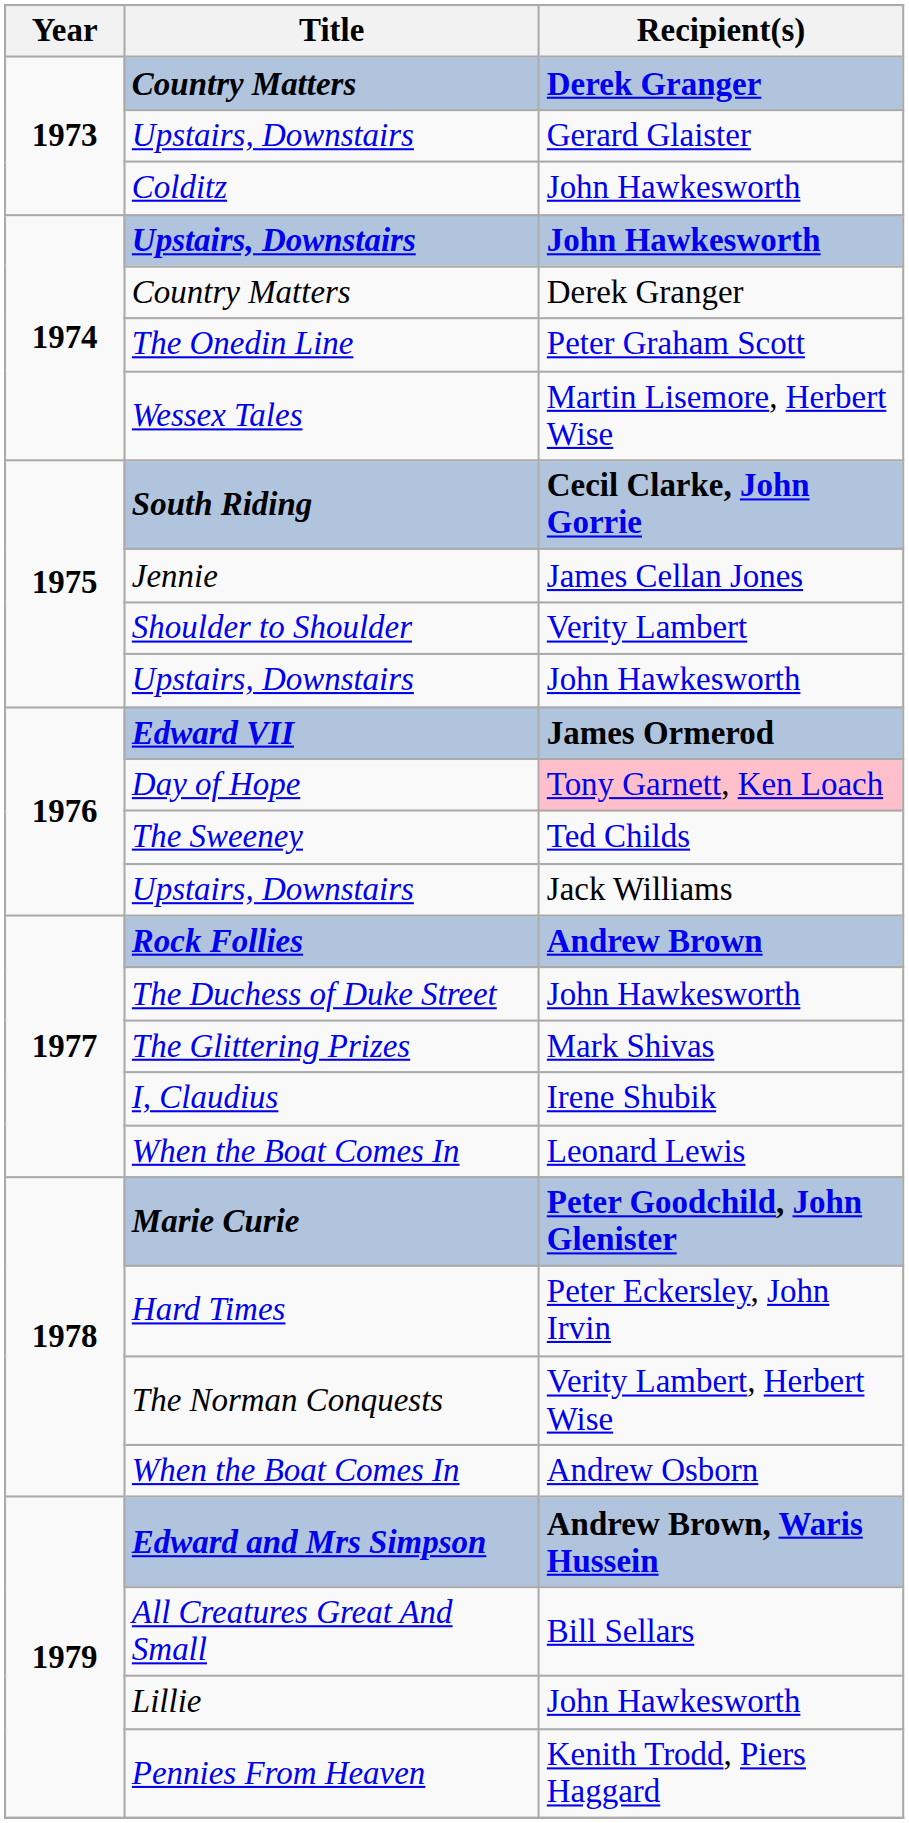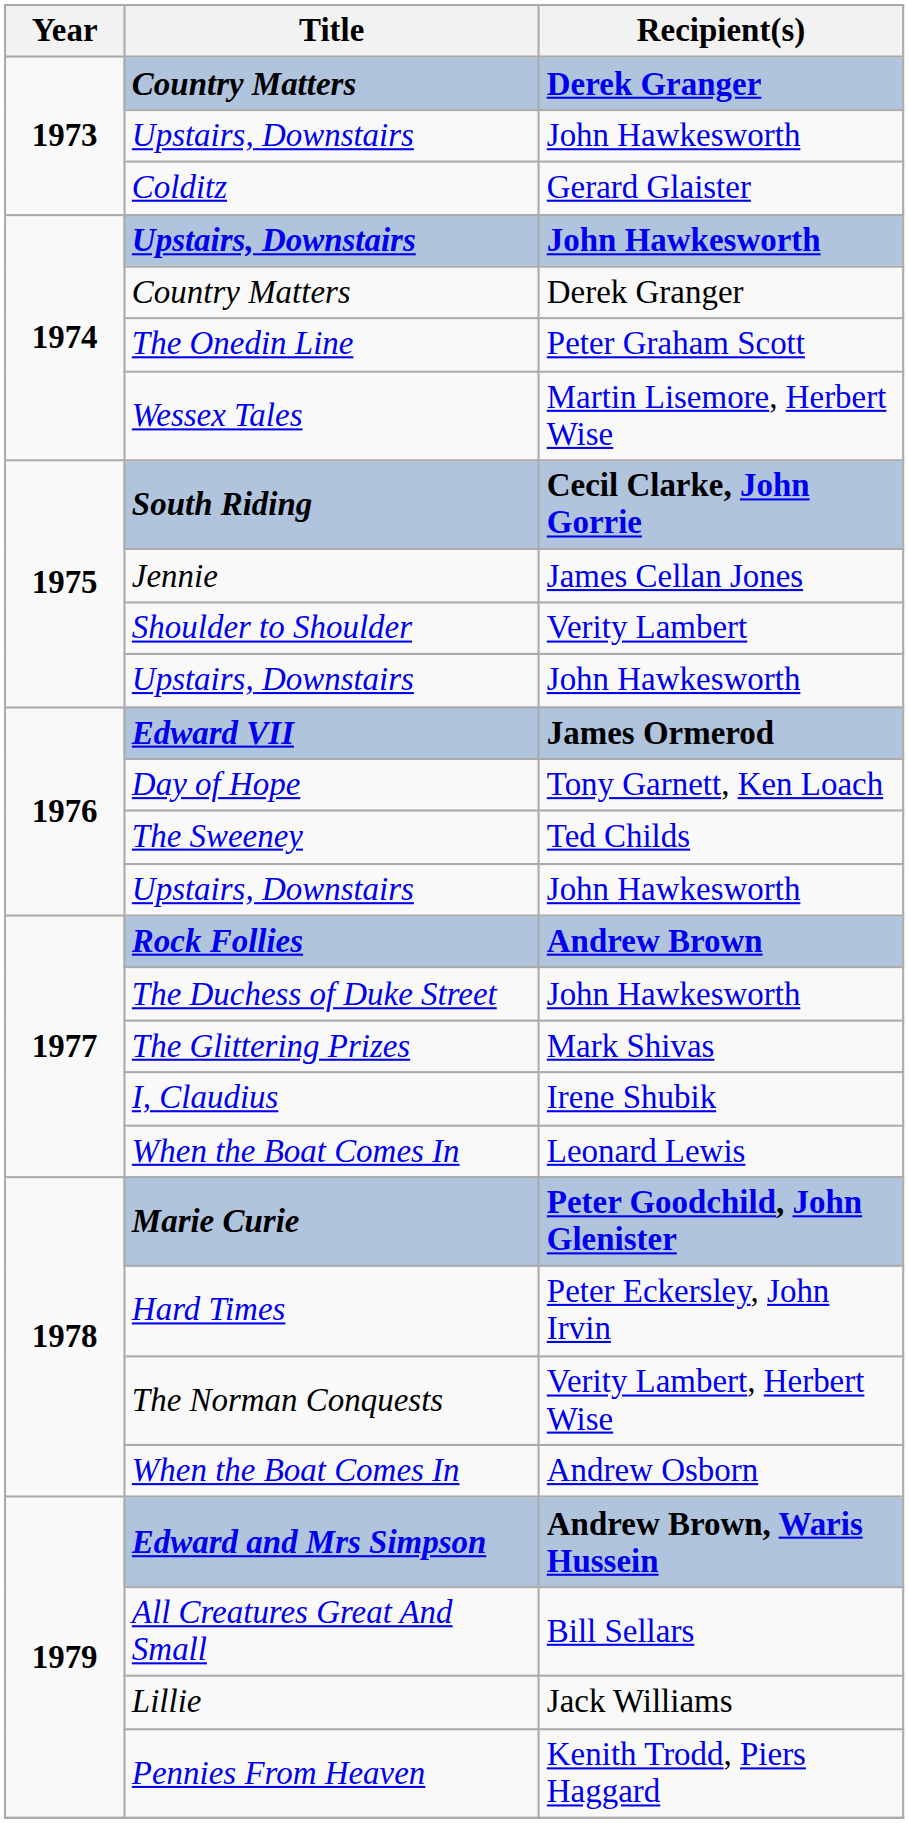(649, 135) Gerard Glaister -> (674, 135) John Hawkesworth
(674, 187) John Hawkesworth -> (649, 187) Gerard Glaister
(715, 784) pink background -> (715, 784) no background
(640, 888) Jack Williams -> (674, 888) John Hawkesworth
(674, 1701) John Hawkesworth -> (640, 1701) Jack Williams
